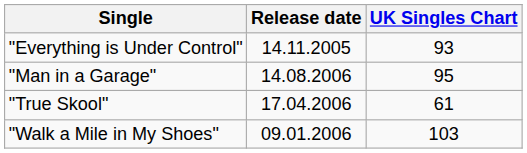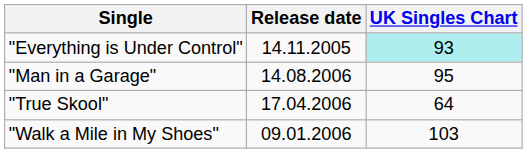(444, 47) no background -> (444, 47) paleturquoise background
(444, 104) 61 -> (444, 104) 64
